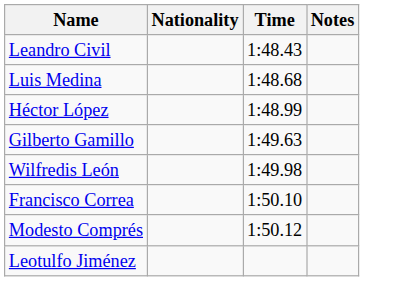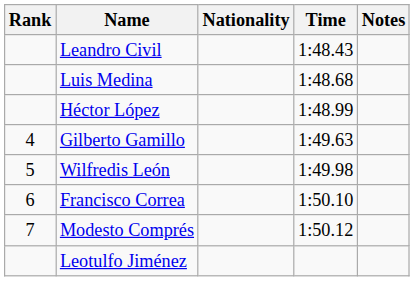+ column: (30, 19)
